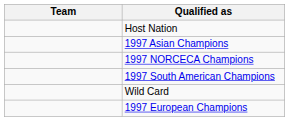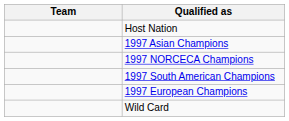rows swapped: (186, 108) <-> (147, 92)
